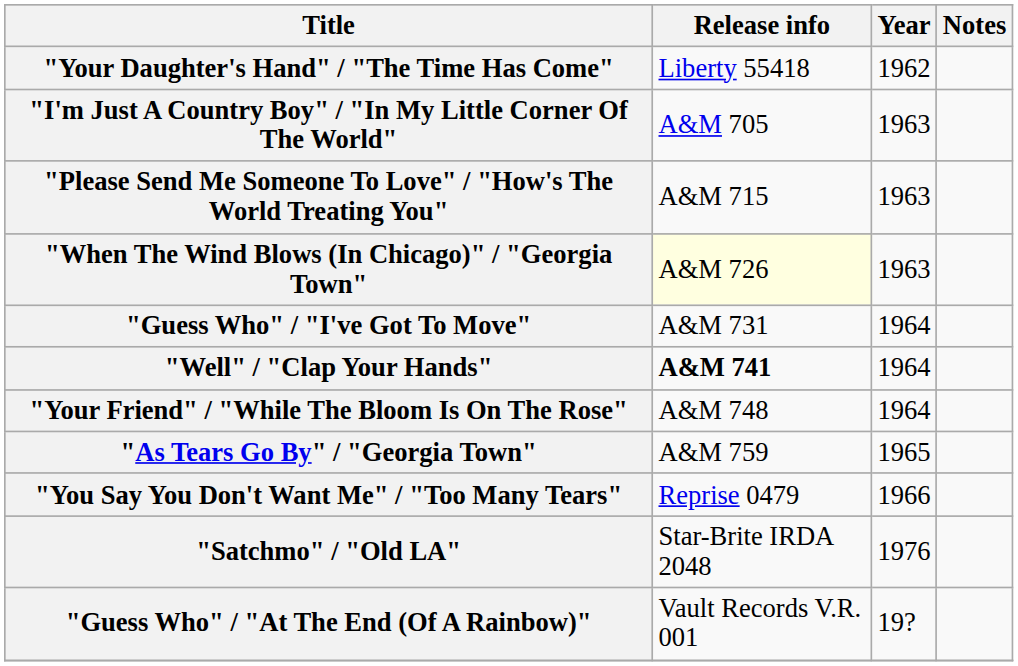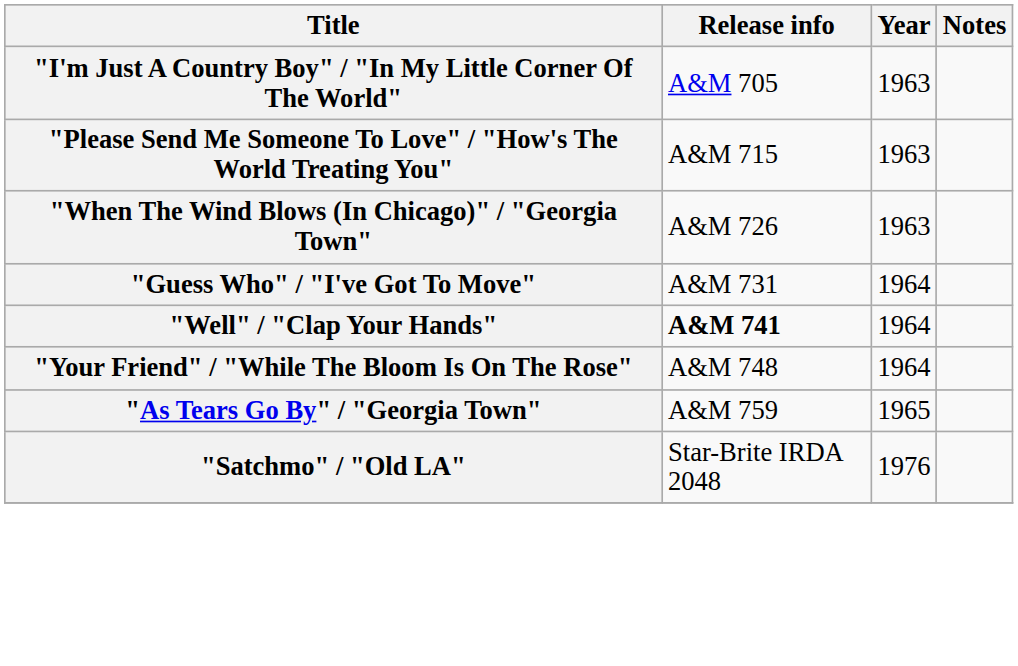- row: (329, 67)
(713, 268) lightyellow background -> (723, 226) no background
- row: (329, 494)
- row: (329, 623)
